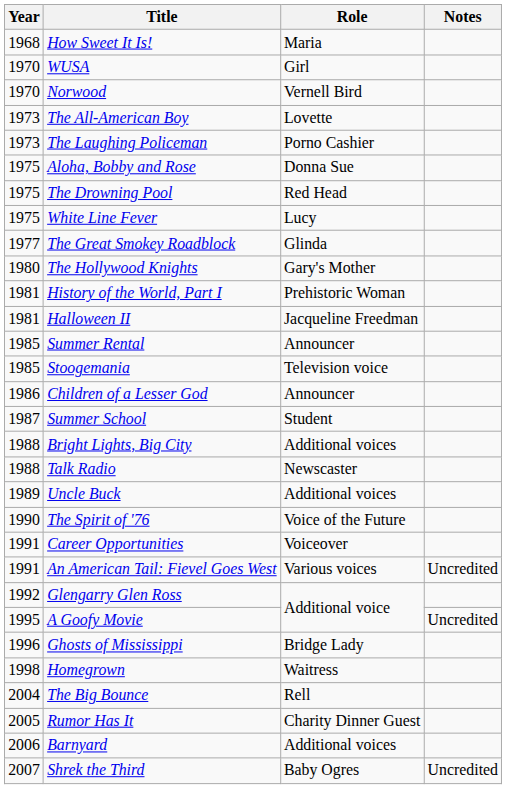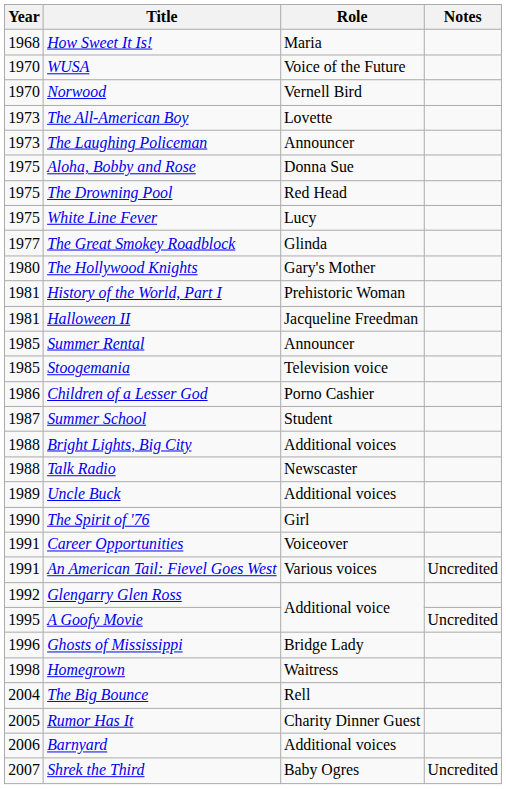(297, 67) Girl -> (345, 67) Voice of the Future
(329, 142) Porno Cashier -> (319, 142) Announcer
(319, 393) Announcer -> (329, 393) Porno Cashier
(345, 519) Voice of the Future -> (297, 519) Girl
